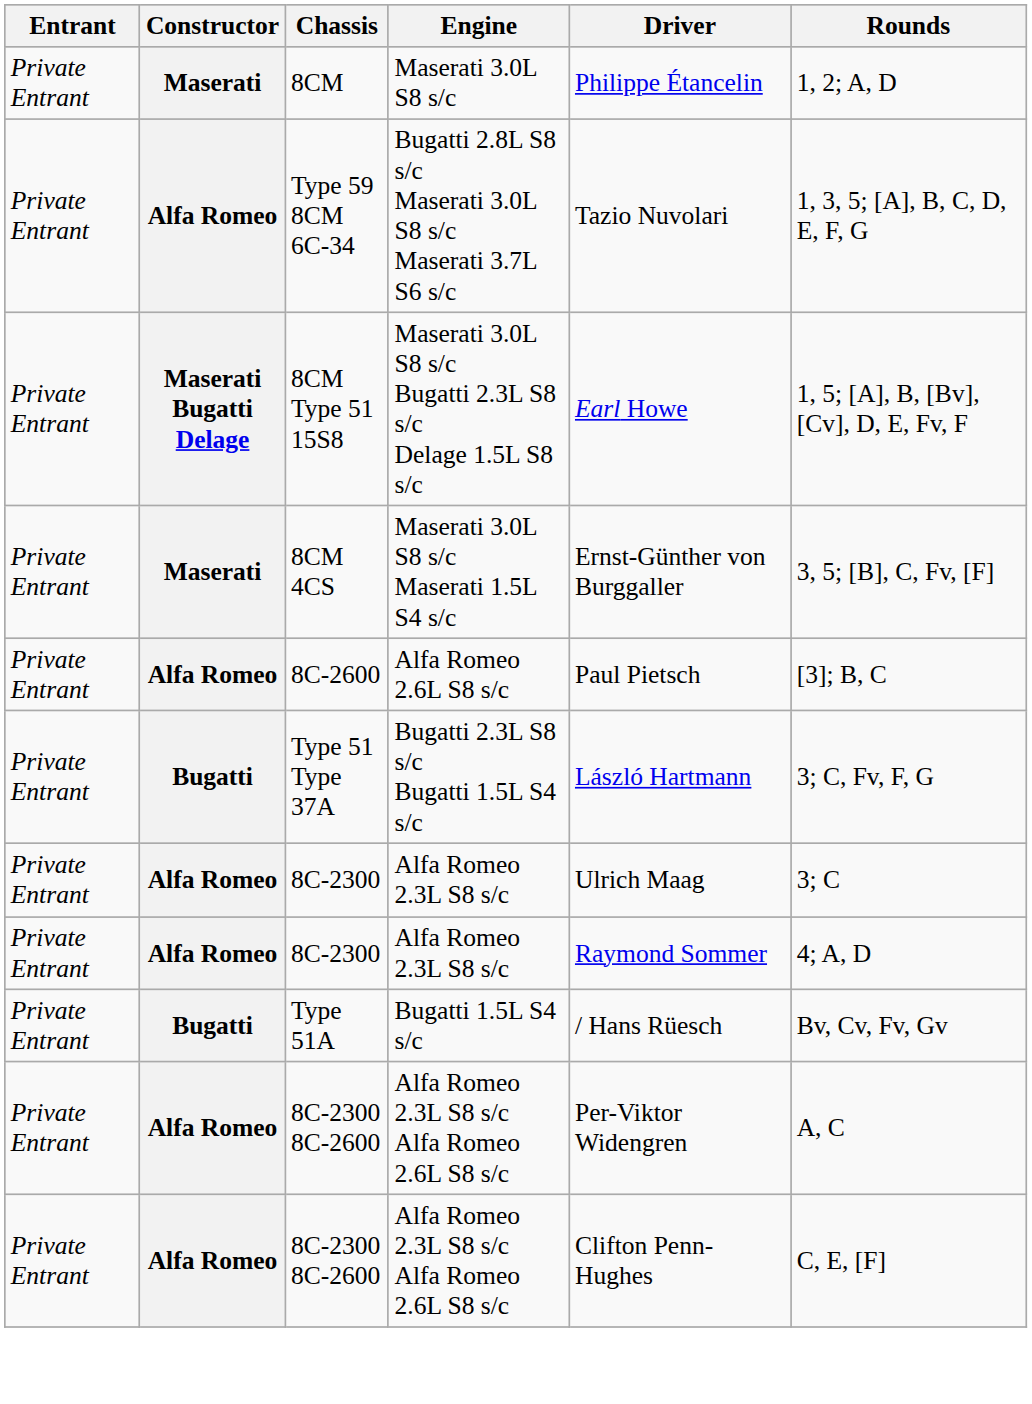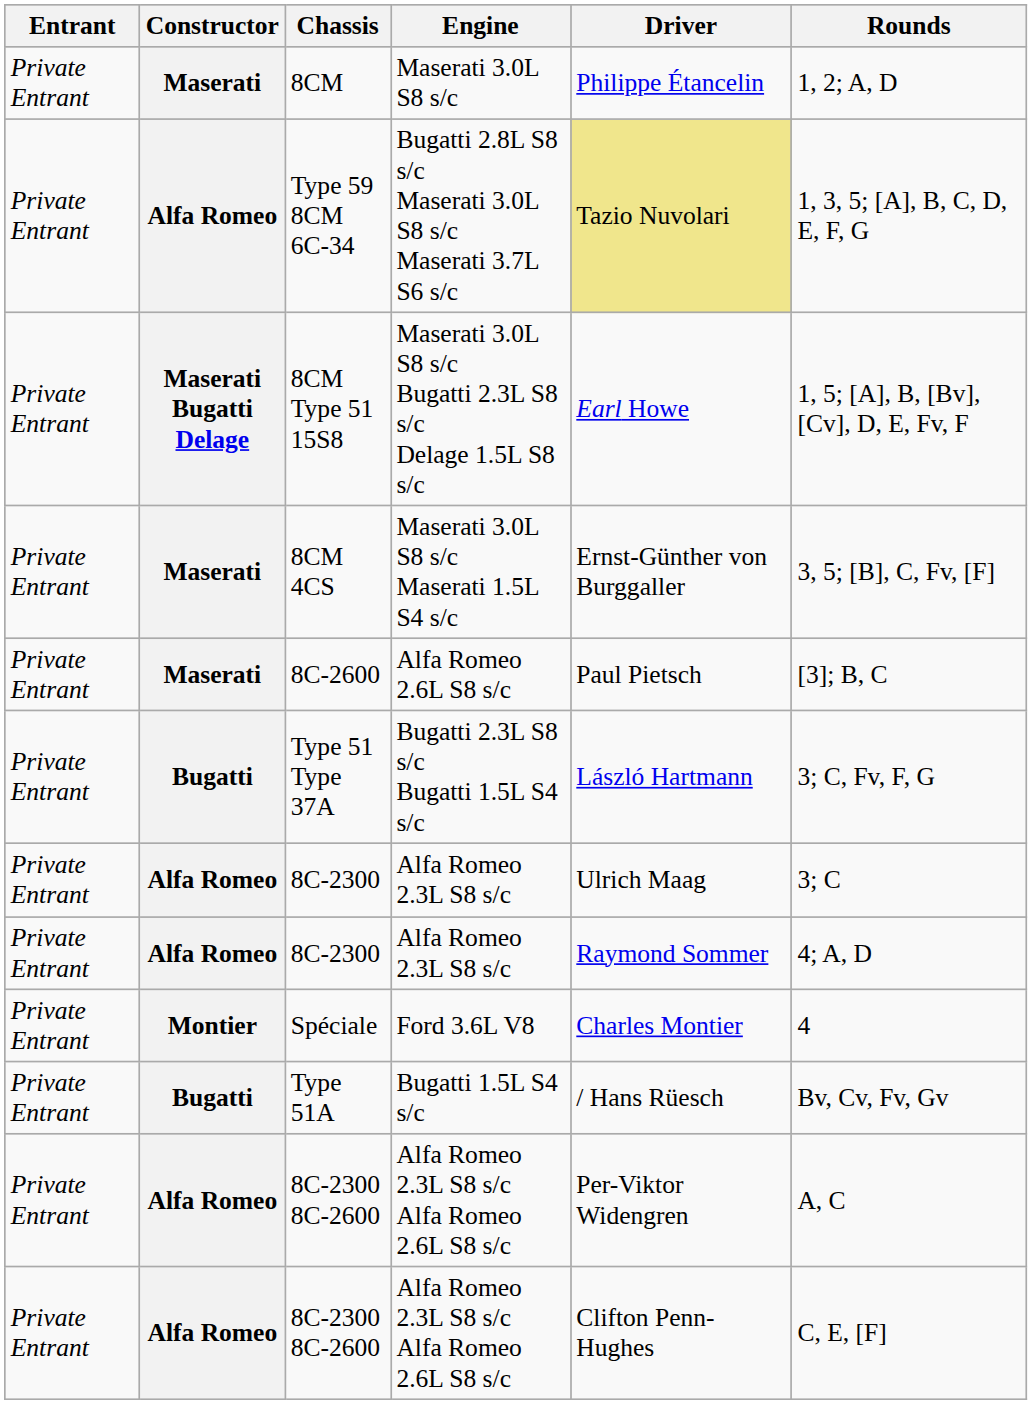(652, 215) no background -> (653, 215) khaki background
(213, 674) Alfa Romeo -> (212, 674) Maserati
+ row: (334, 1024)
